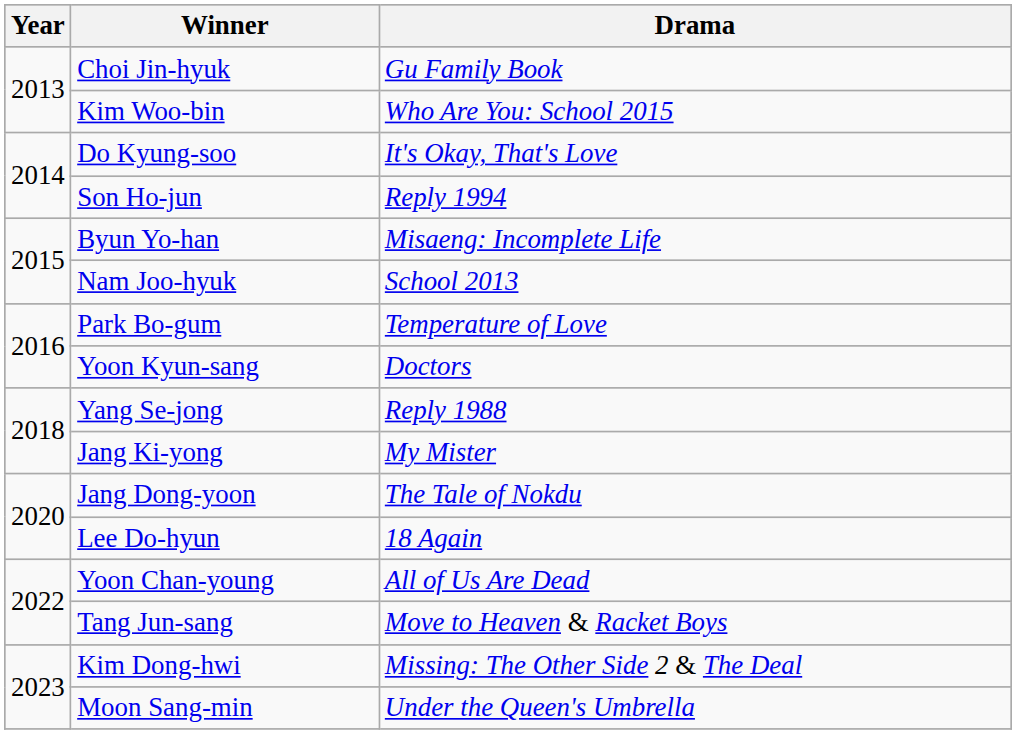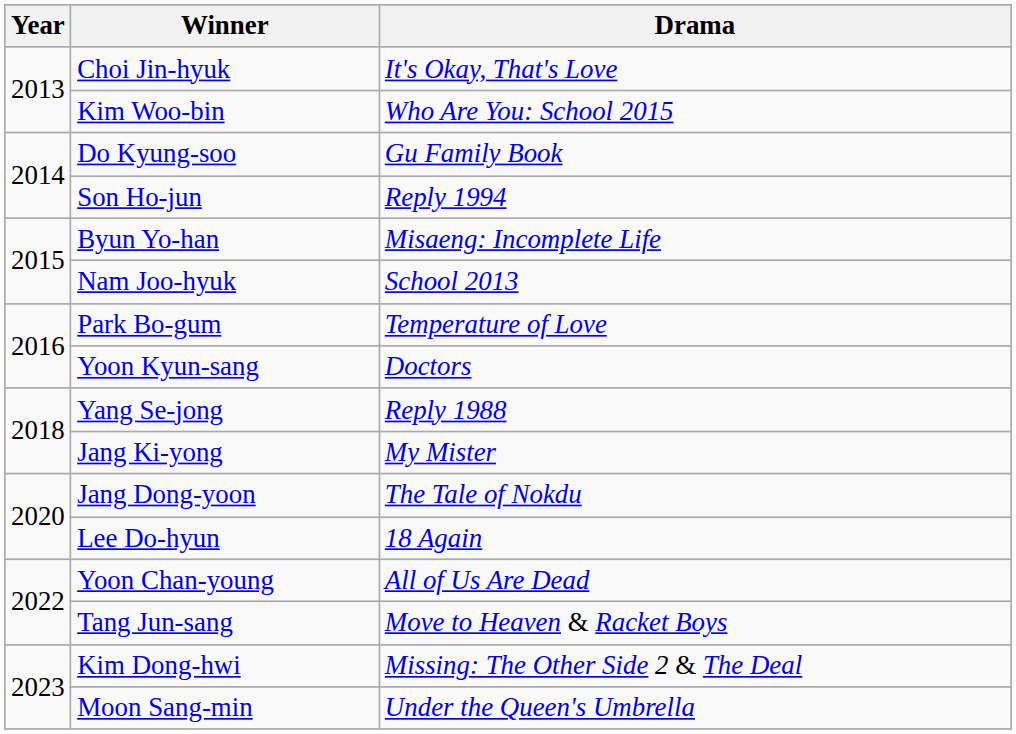(474, 68) Gu Family Book -> (501, 68) It's Okay, That's Love
(501, 153) It's Okay, That's Love -> (474, 153) Gu Family Book
